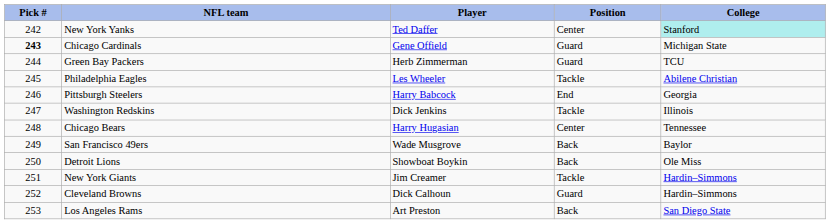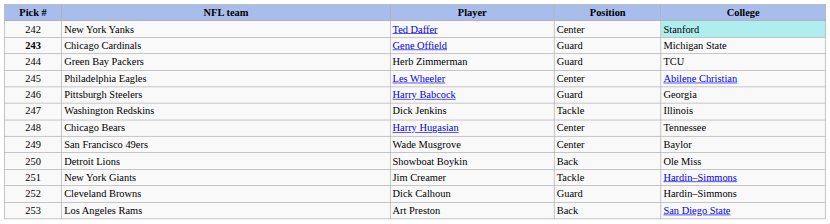(571, 78) Tackle -> (571, 78) Center
(565, 95) End -> (570, 95) Guard
(567, 144) Back -> (571, 144) Center
